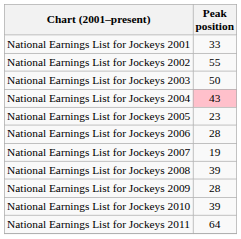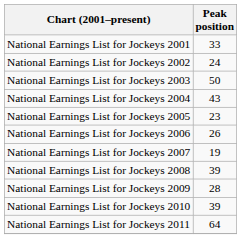(215, 62) 55 -> (215, 62) 24
(215, 98) pink background -> (215, 98) no background
(215, 134) 28 -> (215, 134) 26
